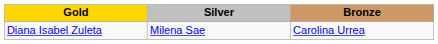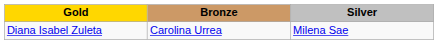columns swapped: (219, 13) <-> (362, 13)
